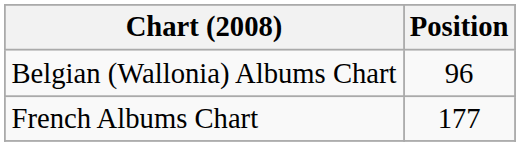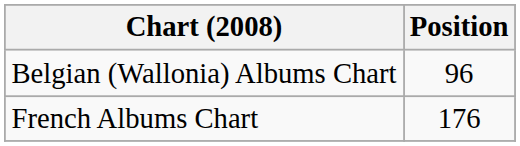(459, 118) 177 -> (459, 118) 176
